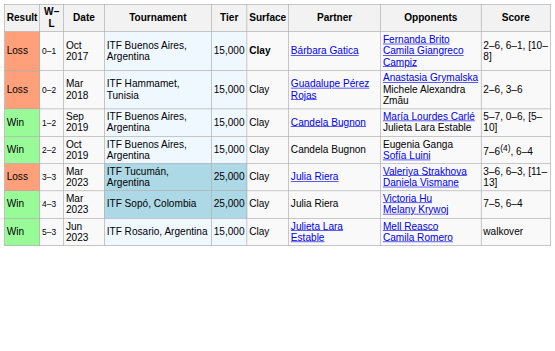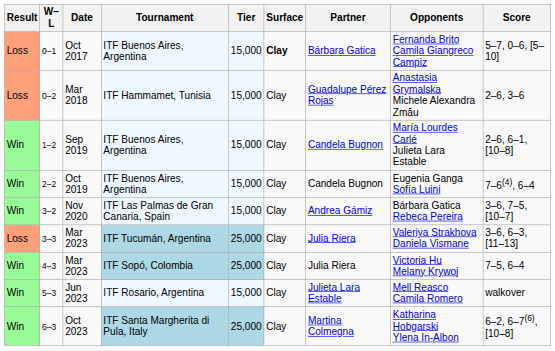(516, 51) 2–6, 6–1, [10–8] -> (515, 51) 5–7, 0–6, [5–10]
(513, 122) 5–7, 0–6, [5–10] -> (506, 145) 2–6, 6–1, [10–8]
+ row: (49, 212)
+ row: (49, 327)
